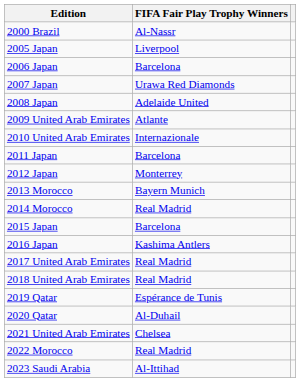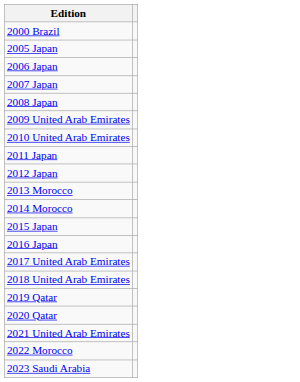- column: (211, 13)
